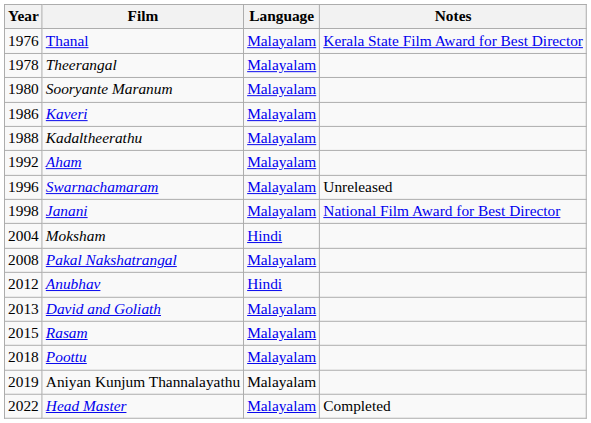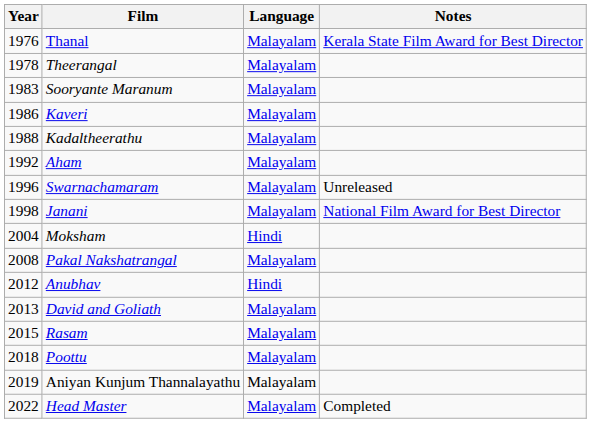(23, 89) 1980 -> (23, 89) 1983
